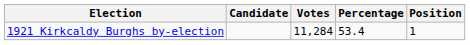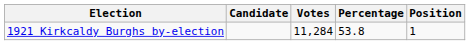(351, 31) 53.4 -> (351, 31) 53.8
